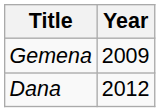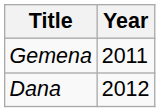(126, 55) 2009 -> (125, 55) 2011
